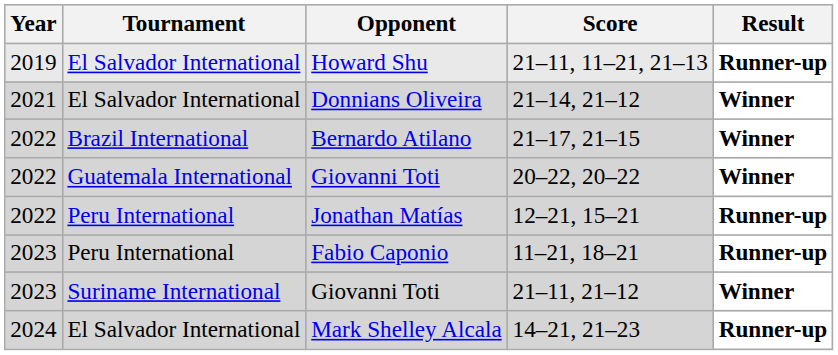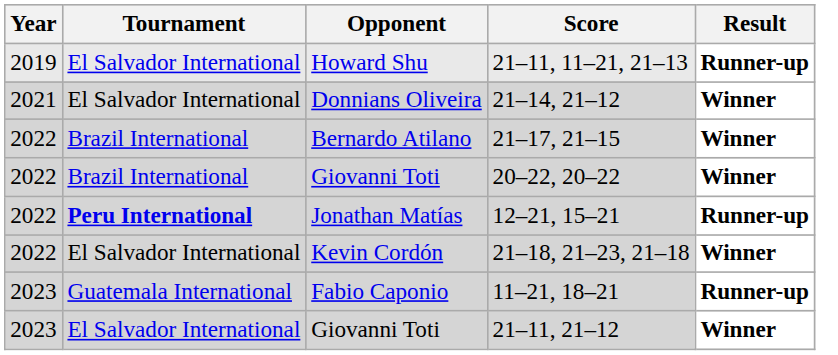(180, 176) Guatemala International -> (158, 176) Brazil International
(151, 215) normal -> (160, 215) bold
+ row: (591, 253)
(151, 253) Peru International -> (180, 291) Guatemala International
(174, 291) Suriname International -> (184, 329) El Salvador International
- row: (576, 329)
